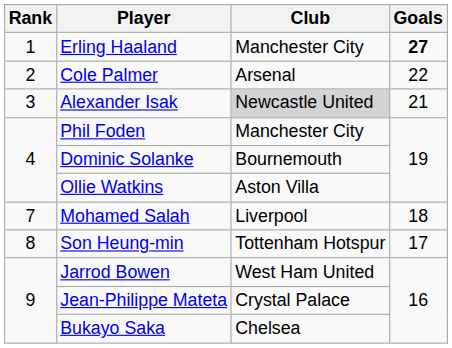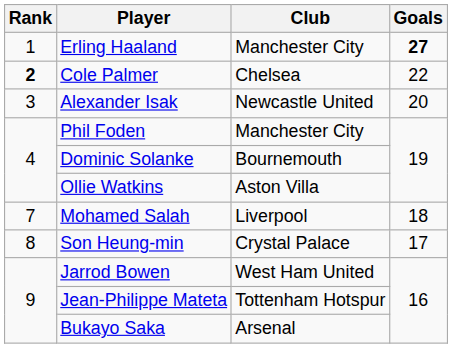(30, 74) normal -> (30, 74) bold
(265, 74) Arsenal -> (268, 74) Chelsea
(304, 103) lightgrey background -> (304, 103) no background
(418, 103) 21 -> (418, 103) 20
(310, 243) Tottenham Hotspur -> (293, 243) Crystal Palace
(293, 300) Crystal Palace -> (310, 300) Tottenham Hotspur
(268, 328) Chelsea -> (265, 328) Arsenal
